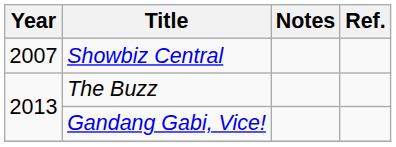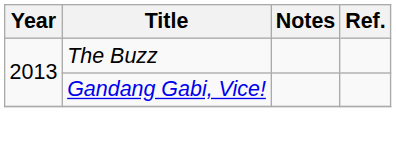- row: (145, 55)
